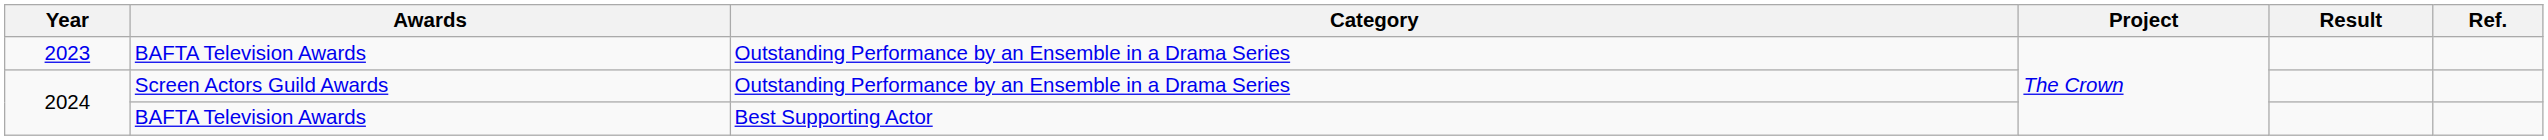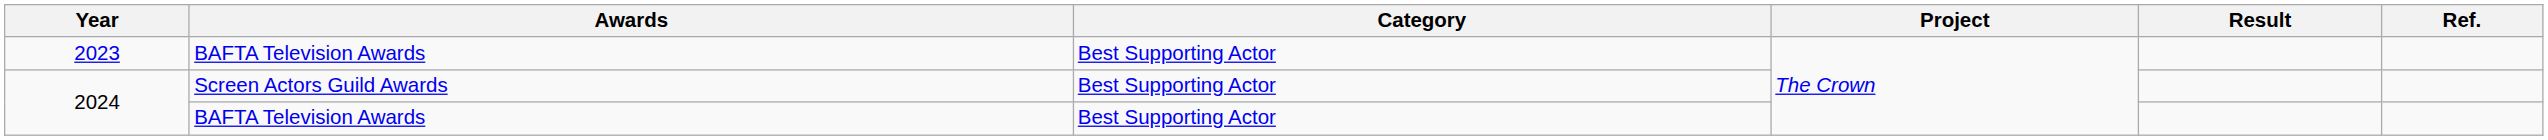(1012, 53) Outstanding Performance by an Ensemble in a Drama Series -> (1177, 53) Best Supporting Actor
(1012, 85) Outstanding Performance by an Ensemble in a Drama Series -> (1177, 85) Best Supporting Actor
